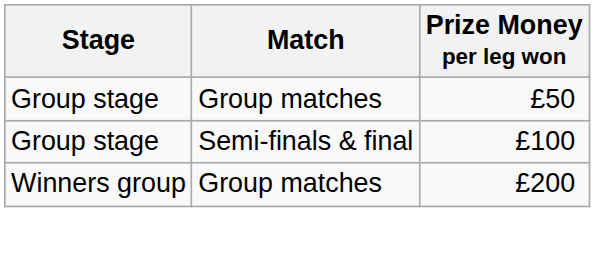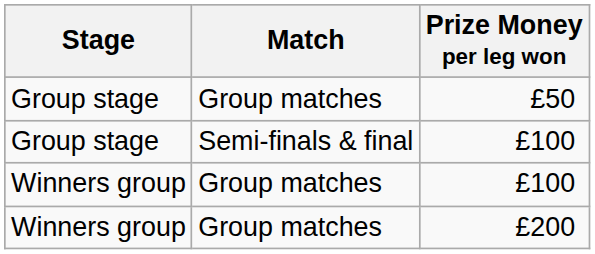+ row: (98, 183)
